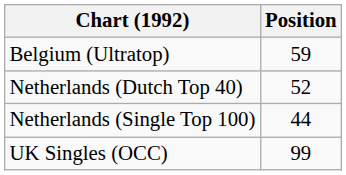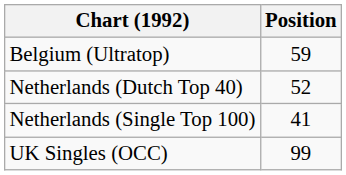(301, 119) 44 -> (301, 119) 41
